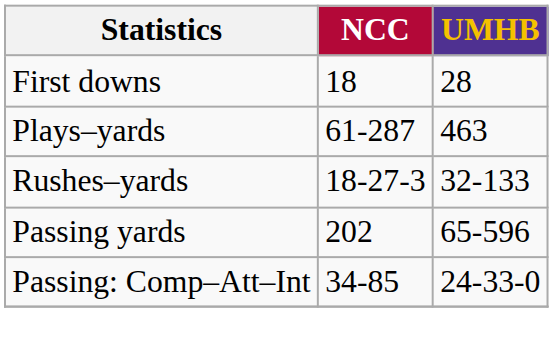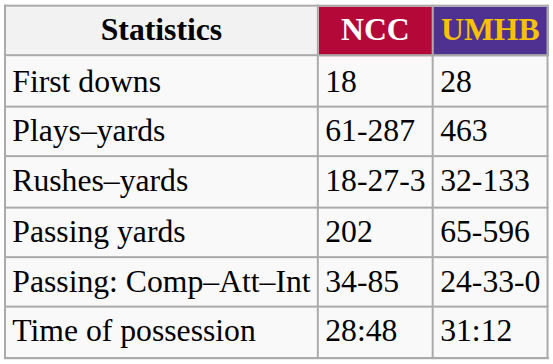+ row: (134, 331)
